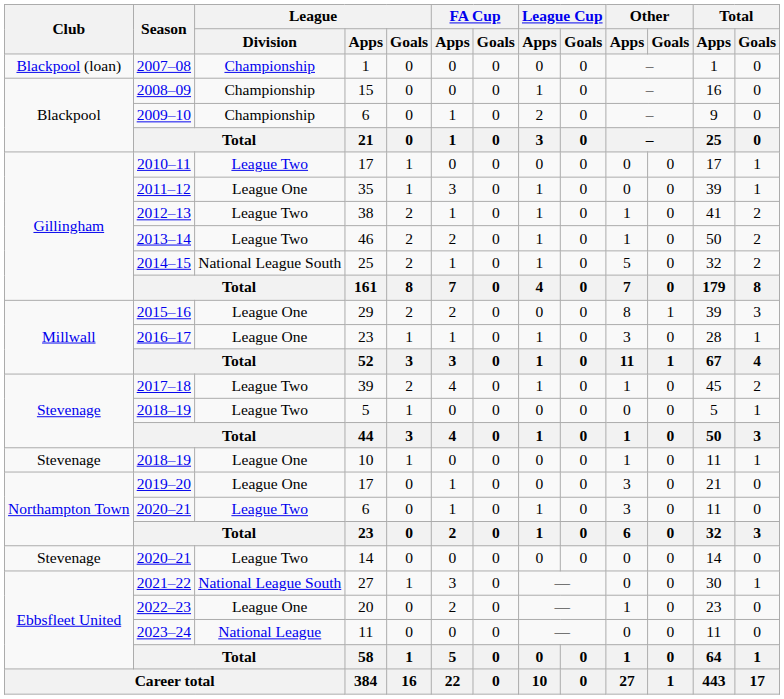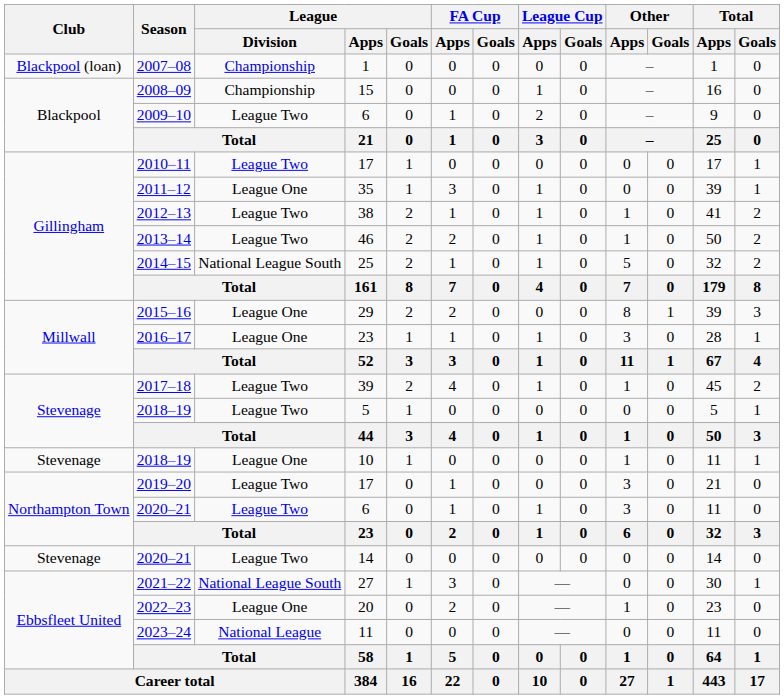(270, 115) Championship -> (270, 115) League Two
(270, 484) League One -> (270, 484) League Two
